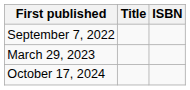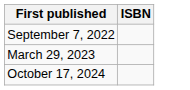- column: (134, 14)
